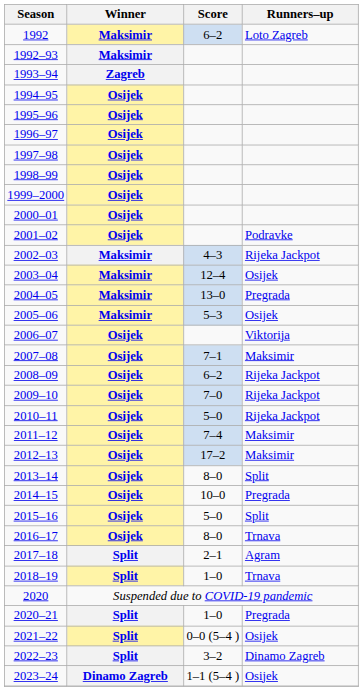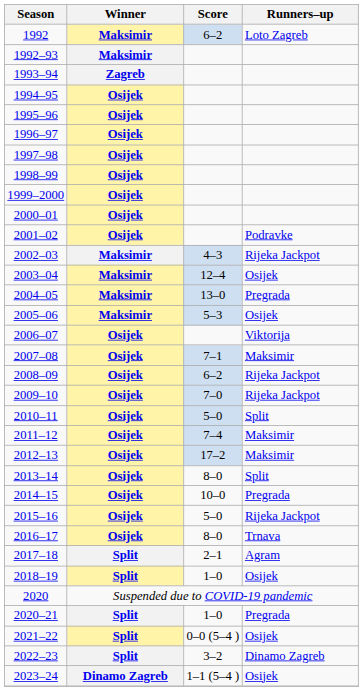(282, 415) Rijeka Jackpot -> (257, 415) Split
(257, 515) Split -> (282, 515) Rijeka Jackpot
(263, 575) Trnava -> (261, 575) Osijek
